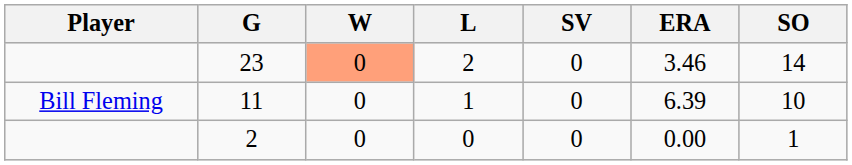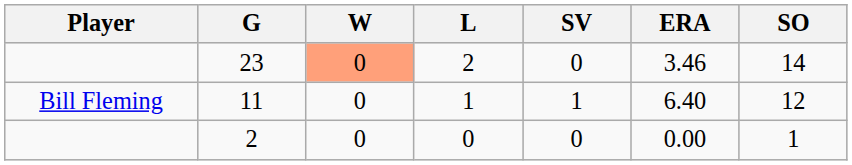(577, 100) 0 -> (577, 100) 1
(685, 100) 6.39 -> (685, 100) 6.40
(793, 100) 10 -> (793, 100) 12
